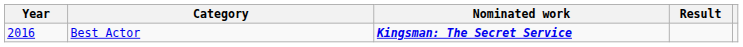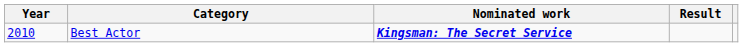(21, 33) 2016 -> (21, 33) 2010
